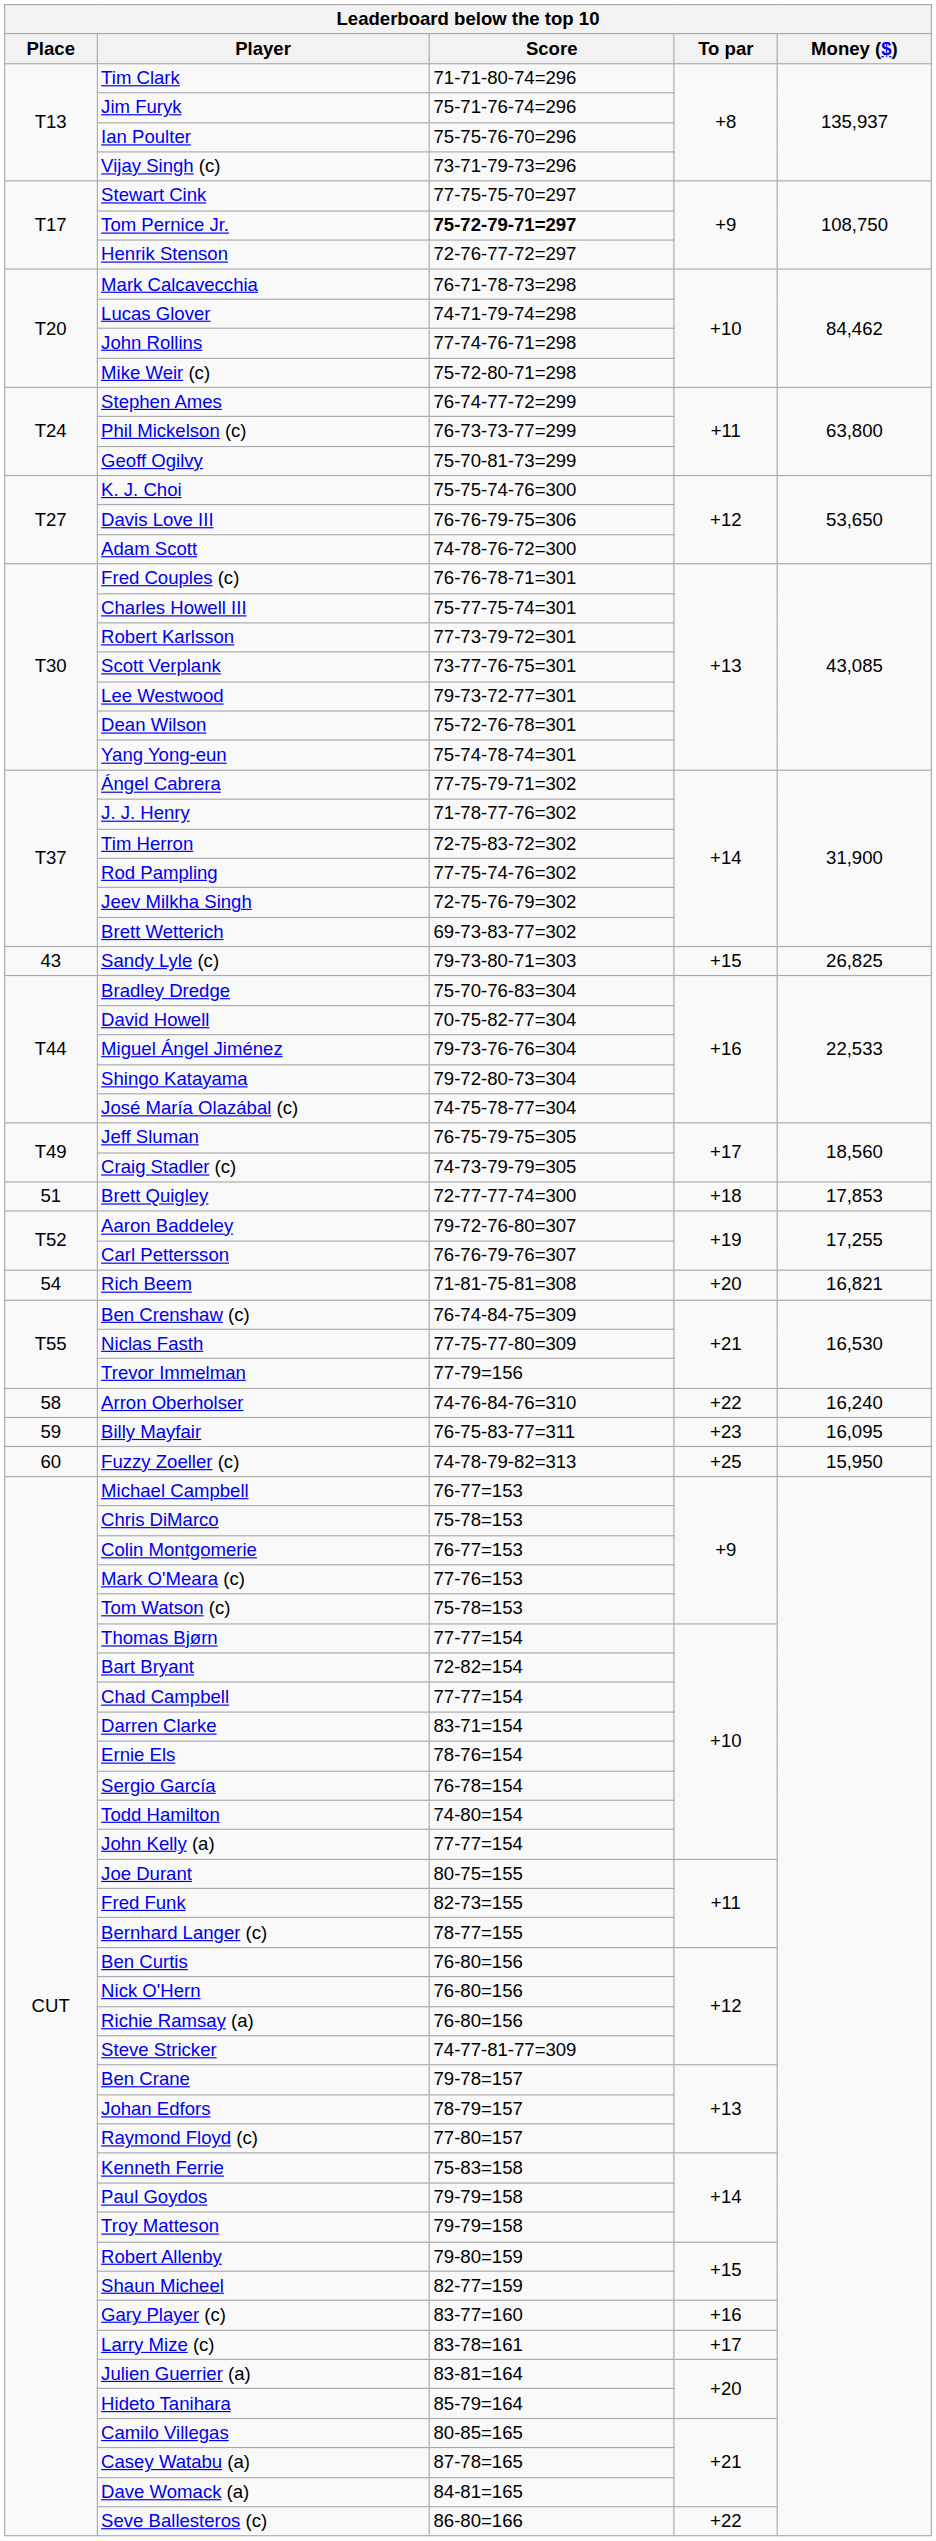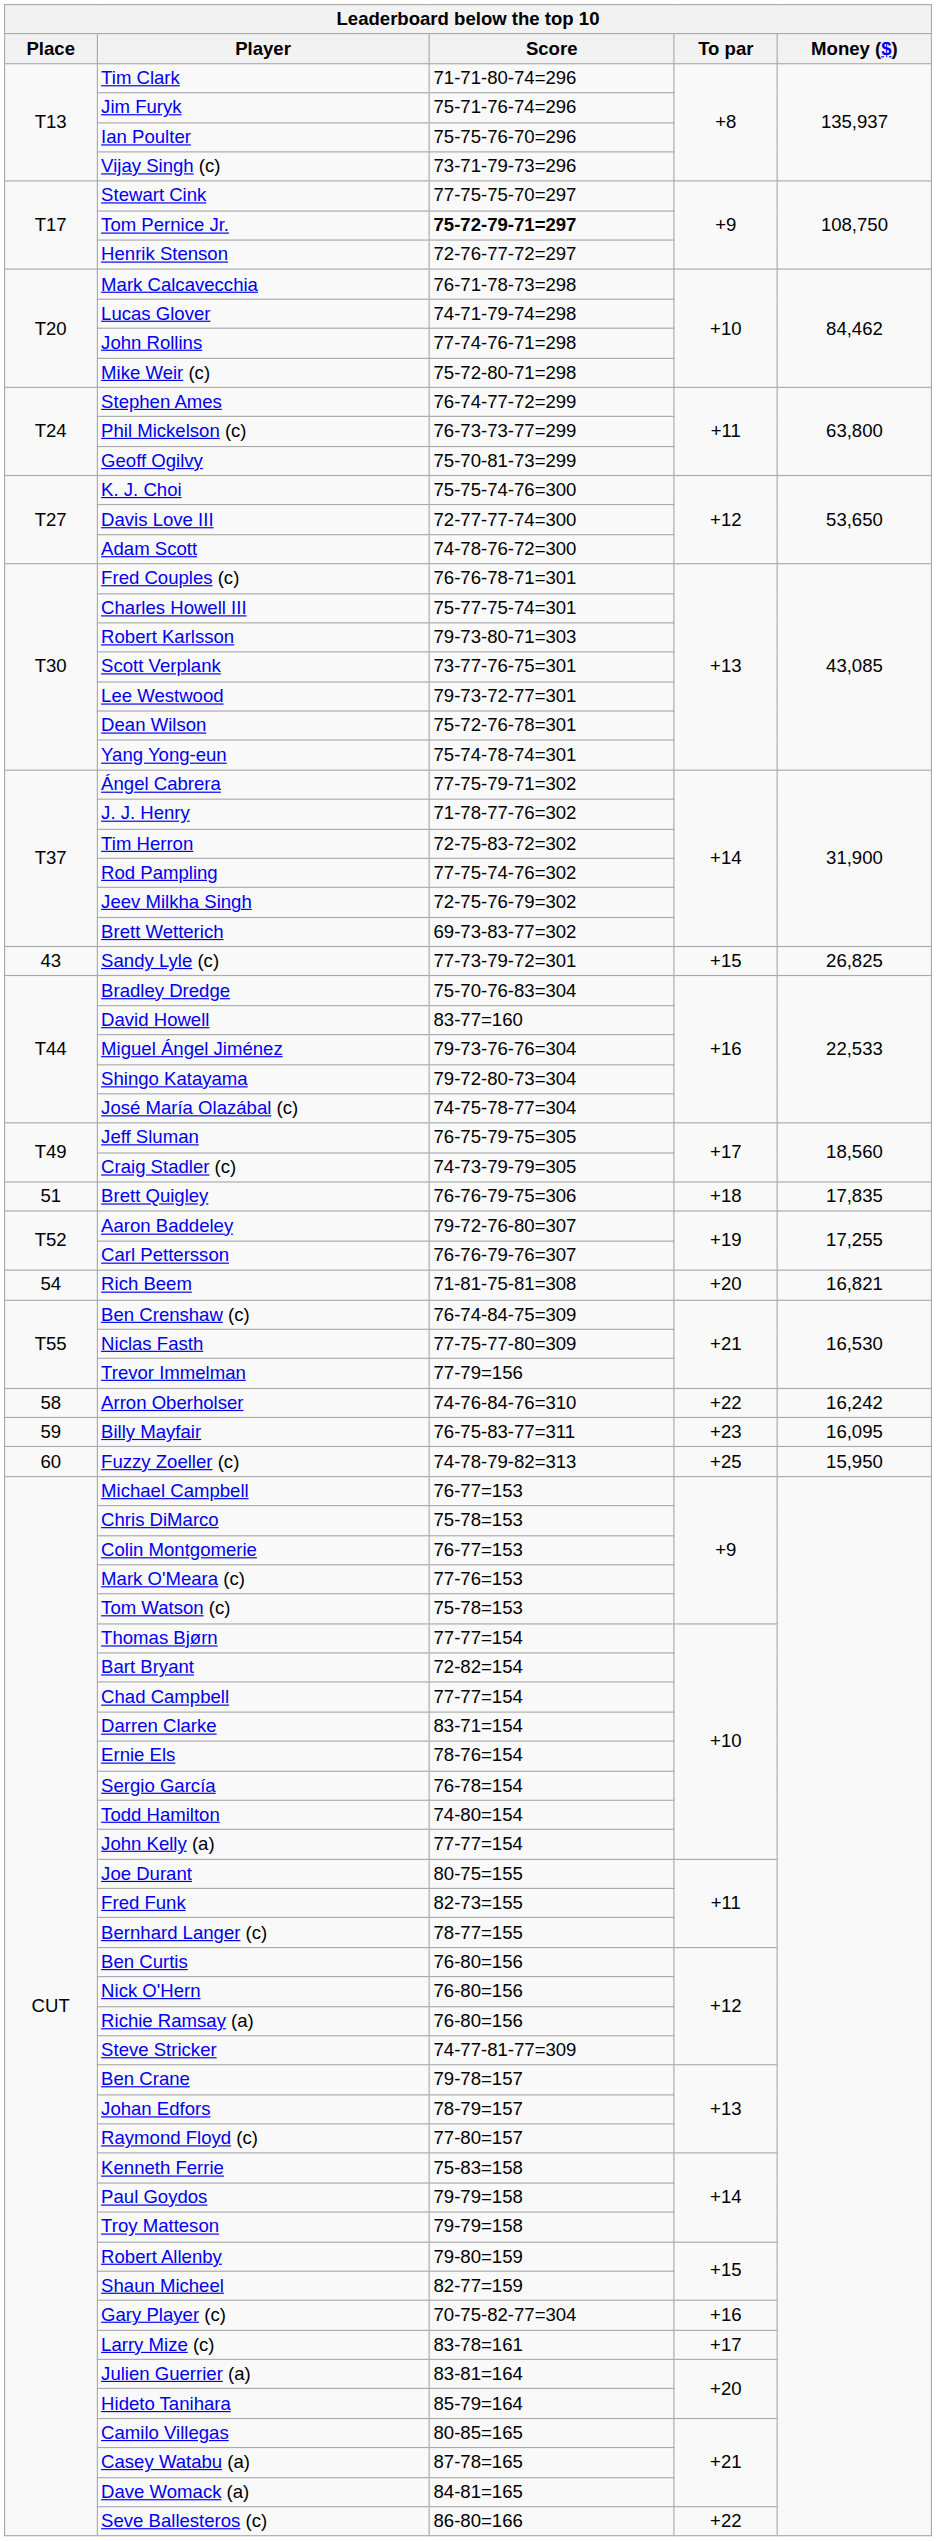(505, 519) 76-76-79-75=306 -> (505, 519) 72-77-77-74=300
(505, 637) 77-73-79-72=301 -> (505, 637) 79-73-80-71=303
(505, 961) 79-73-80-71=303 -> (505, 961) 77-73-79-72=301
(505, 1020) 70-75-82-77=304 -> (478, 1020) 83-77=160
(505, 1196) 72-77-77-74=300 -> (505, 1196) 76-76-79-75=306
(854, 1196) 17,853 -> (854, 1196) 17,835
(854, 1402) 16,240 -> (854, 1402) 16,242
(478, 2315) 83-77=160 -> (505, 2315) 70-75-82-77=304
